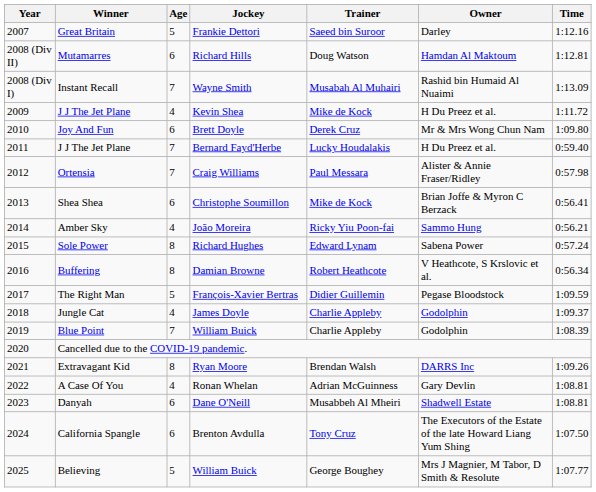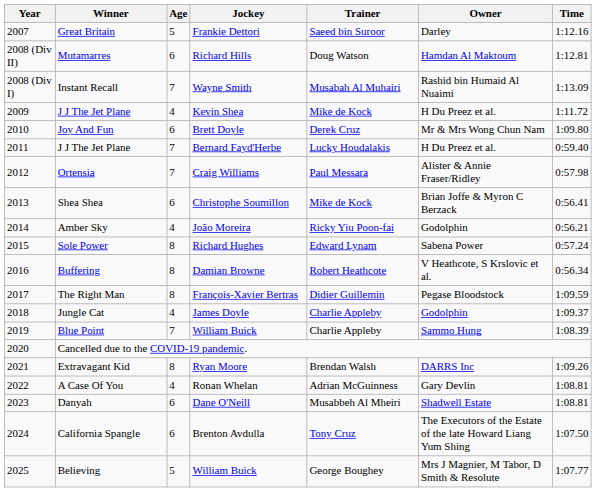(451, 228) Sammo Hung -> (444, 228) Godolphin
(172, 295) 5 -> (172, 295) 8
(444, 331) Godolphin -> (451, 331) Sammo Hung
